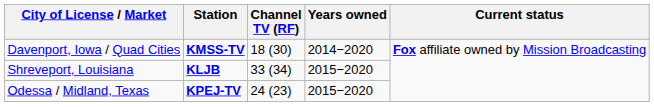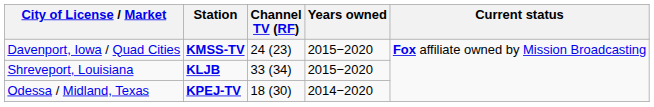(271, 49) 18 (30) -> (271, 49) 24 (23)
(340, 49) 2014−2020 -> (340, 49) 2015−2020
(271, 91) 24 (23) -> (271, 91) 18 (30)
(340, 91) 2015−2020 -> (340, 91) 2014−2020
